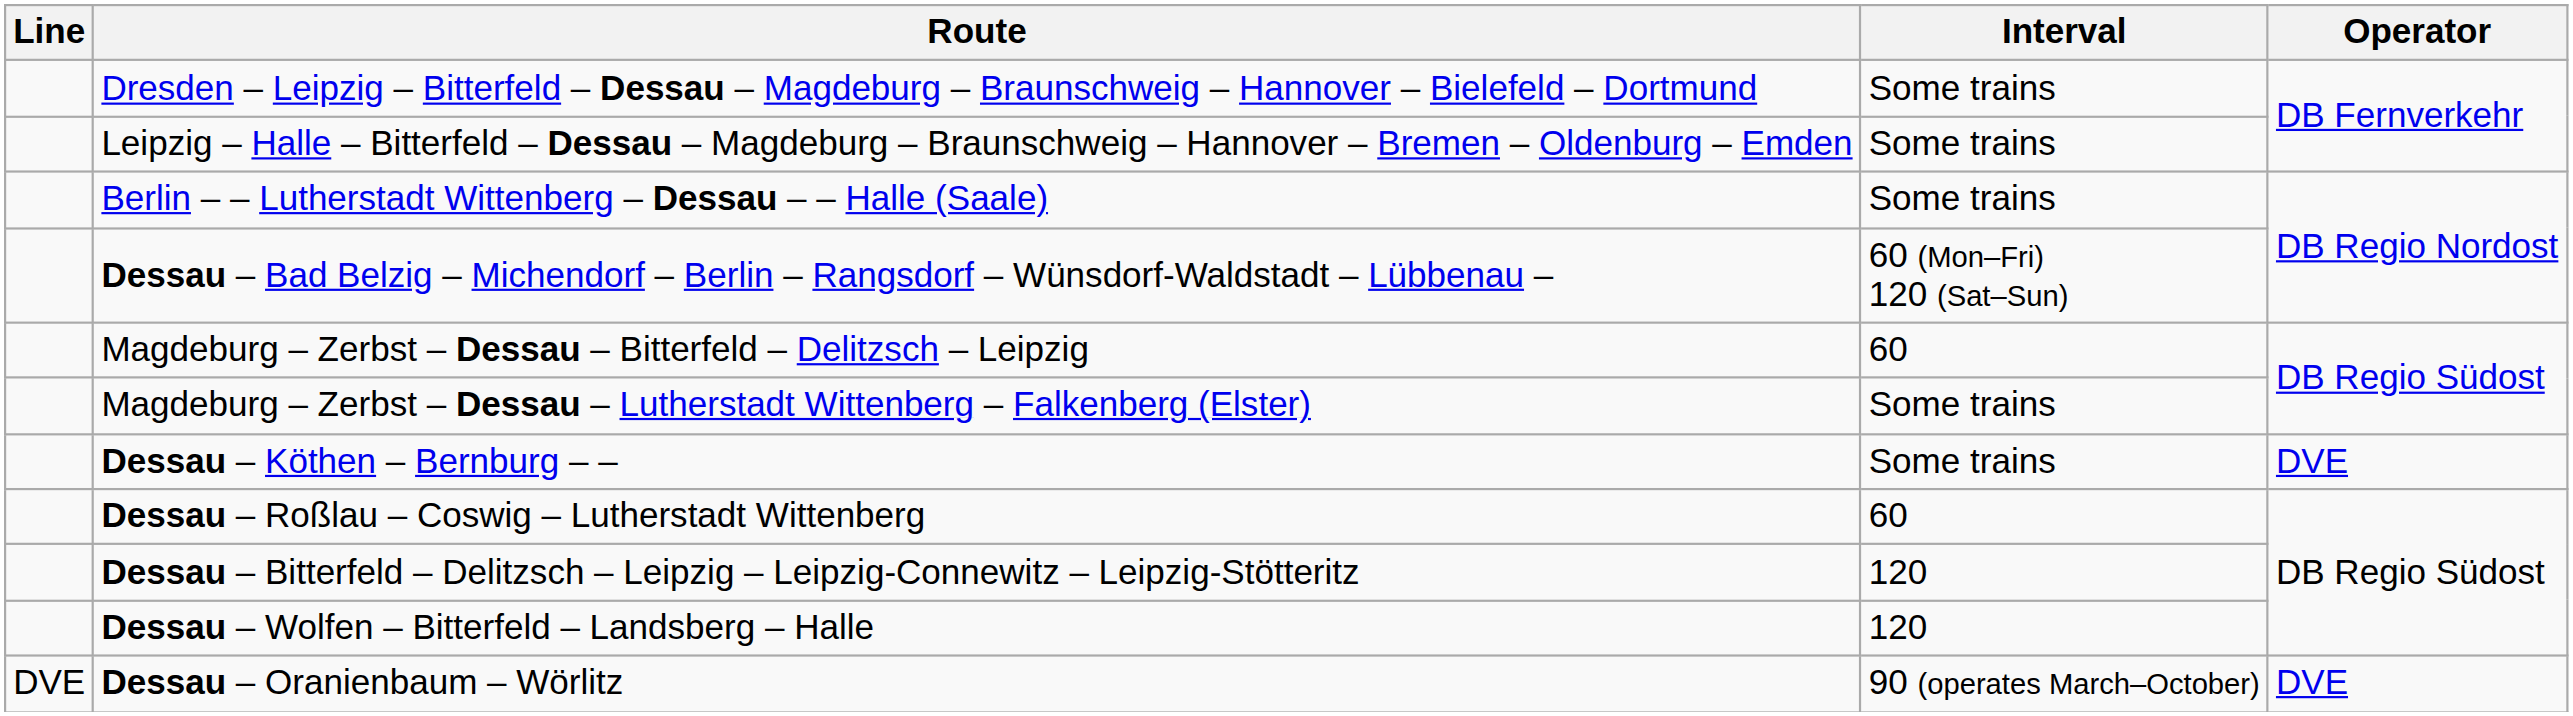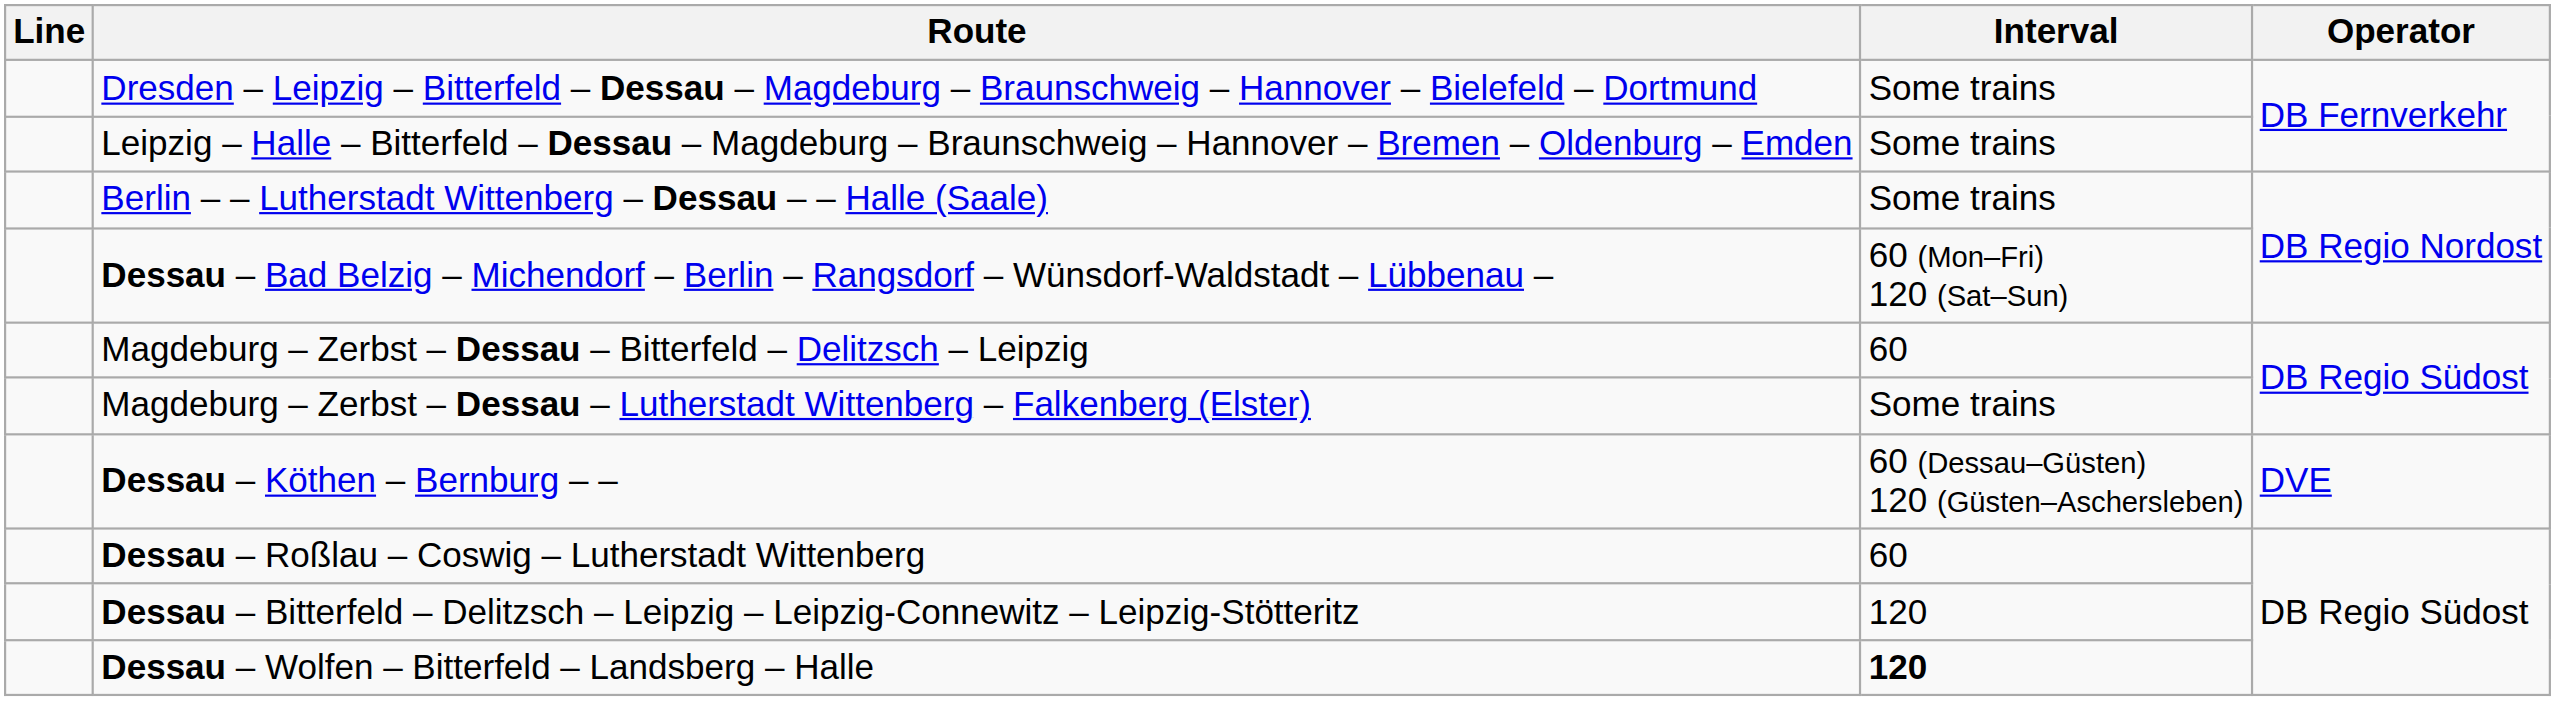(1962, 460) Some trains -> (2056, 480) 60 (Dessau–Güsten) 120 (Güsten–Aschersleben)
(1898, 627) normal -> (1898, 666) bold
- row: (362, 682)
